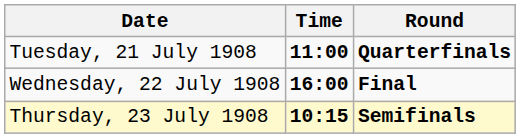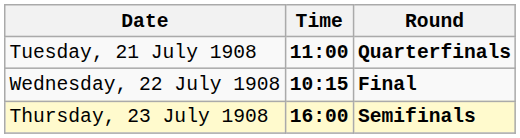(319, 85) 16:00 -> (319, 85) 10:15
(319, 117) 10:15 -> (319, 117) 16:00
